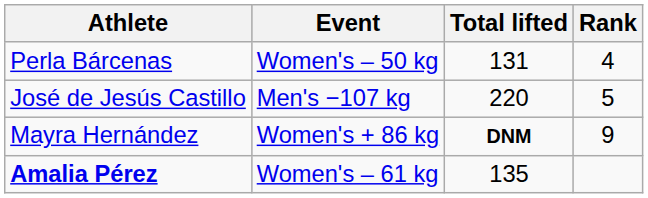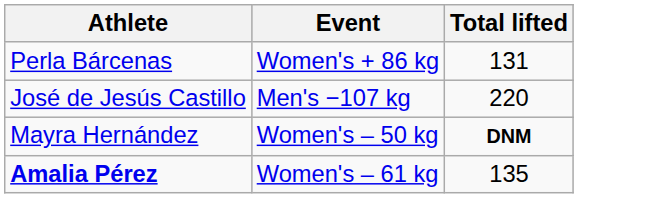- column: (608, 23)
(348, 60) Women's – 50 kg -> (348, 60) Women's + 86 kg
(348, 135) Women's + 86 kg -> (348, 135) Women's – 50 kg
